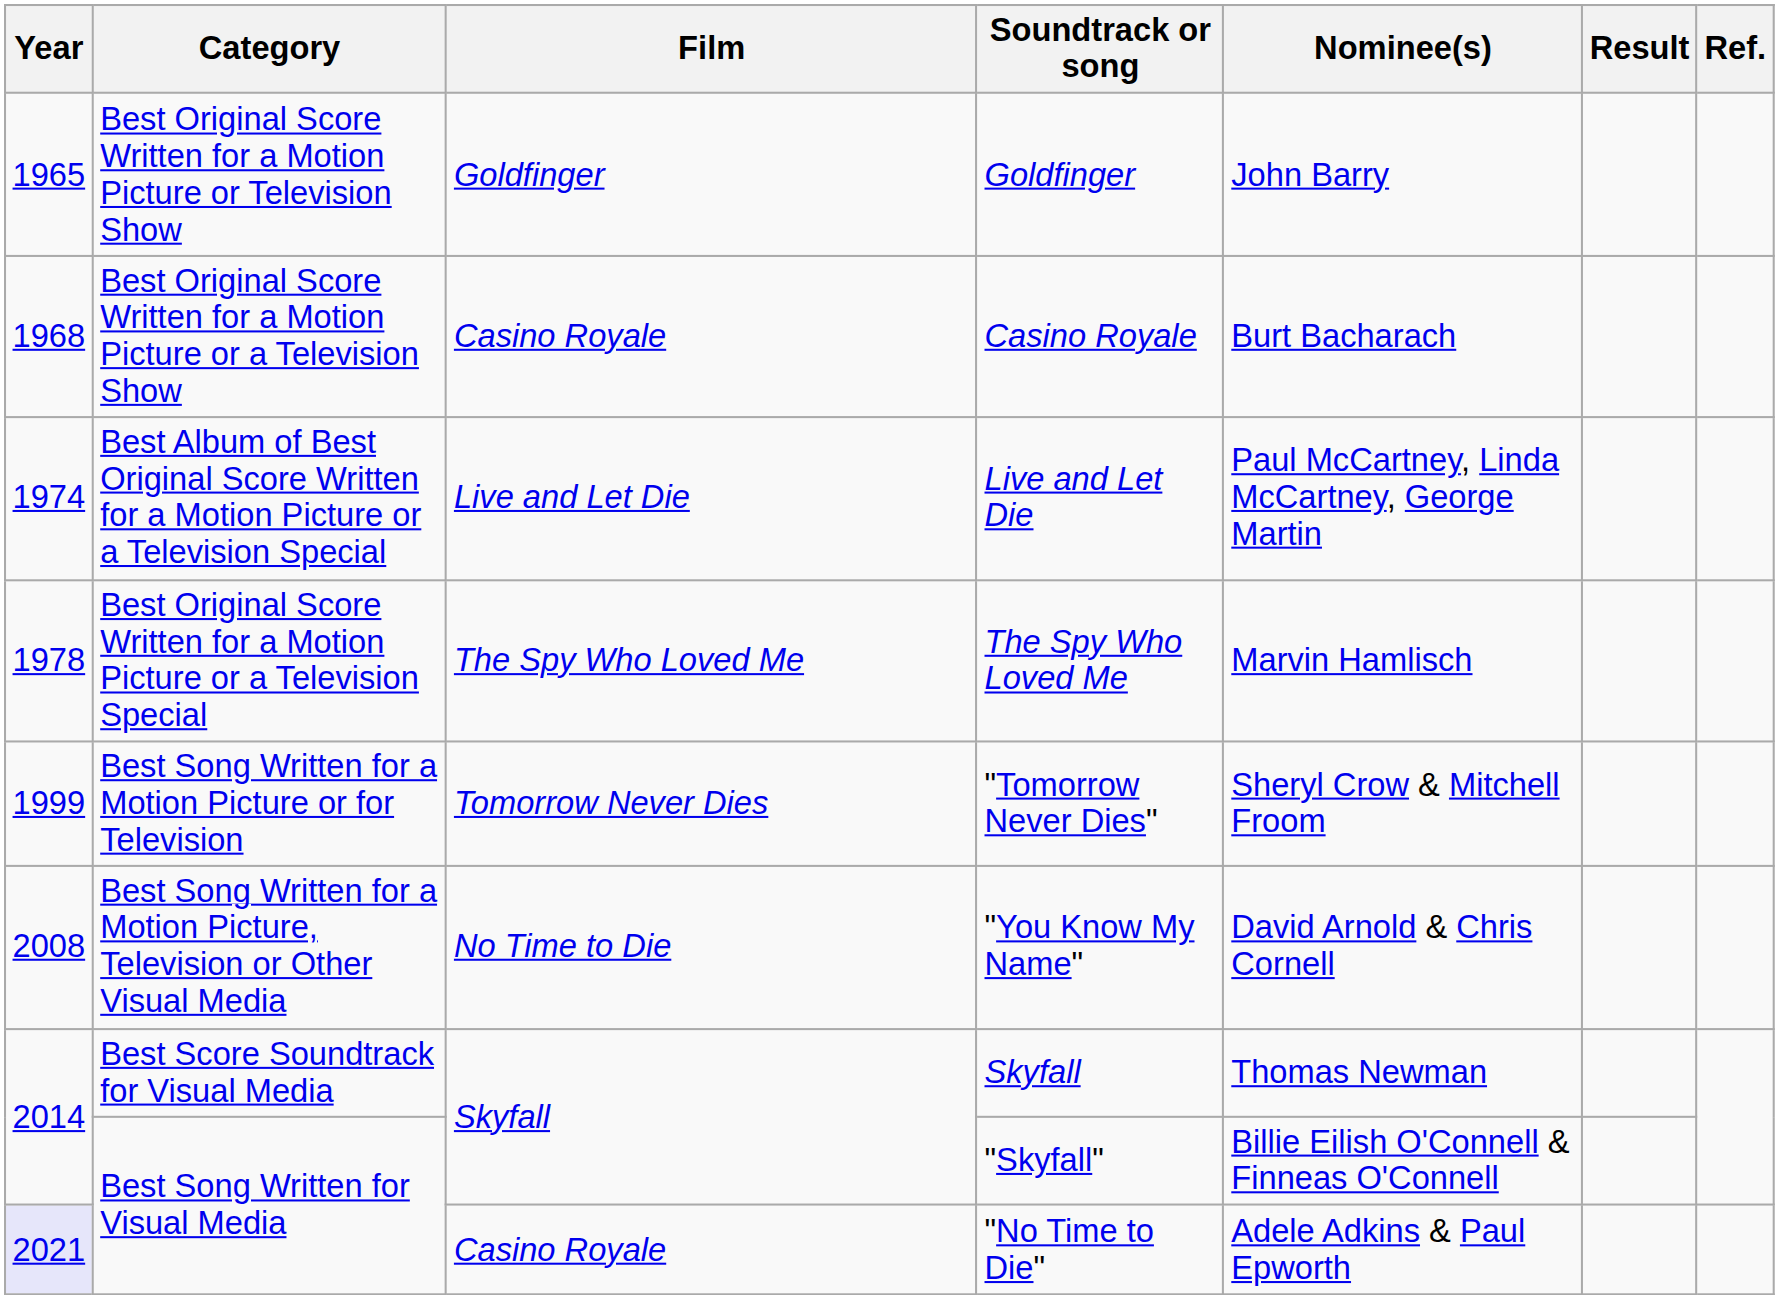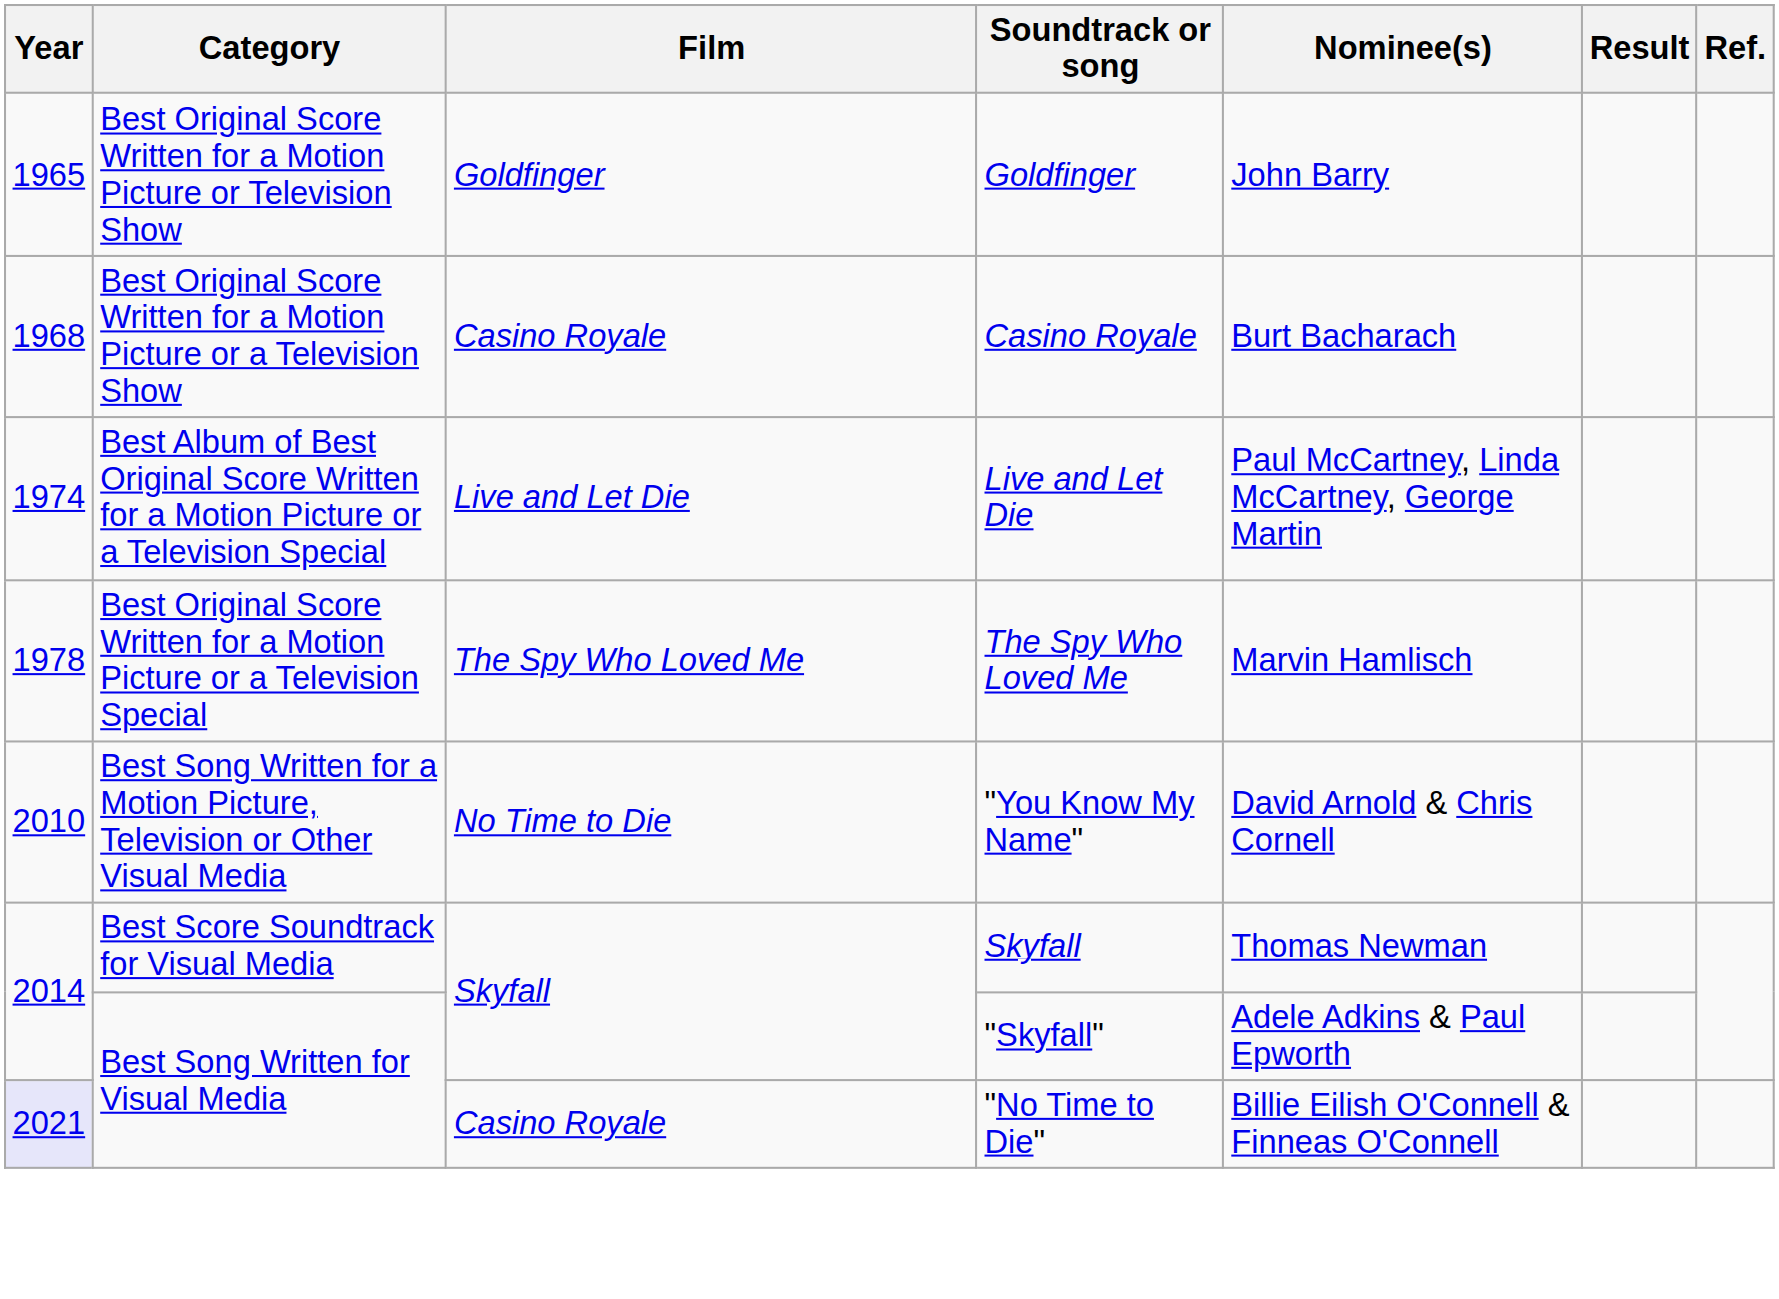- row: (1071, 803)
(49, 946) 2008 -> (49, 821) 2010
(1400, 1160) Billie Eilish O'Connell & Finneas O'Connell -> (1378, 1035) Adele Adkins & Paul Epworth
(1378, 1249) Adele Adkins & Paul Epworth -> (1400, 1123) Billie Eilish O'Connell & Finneas O'Connell
